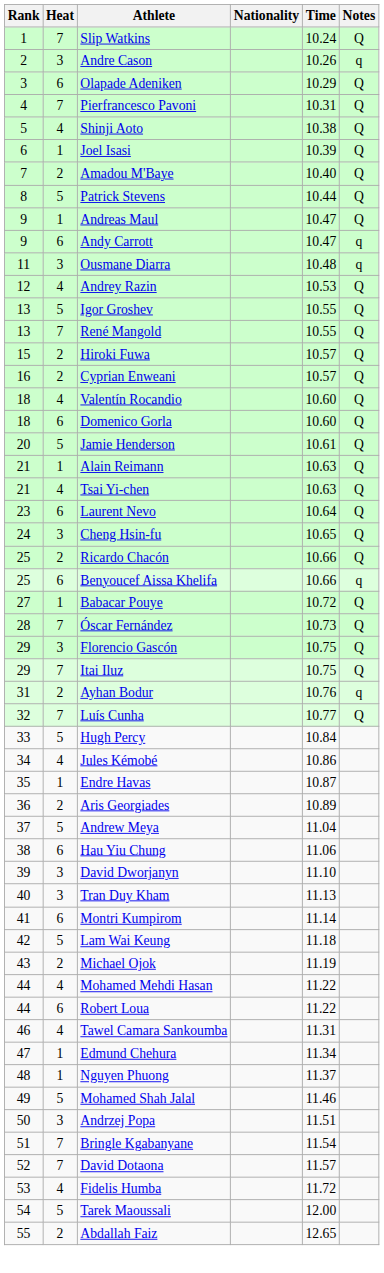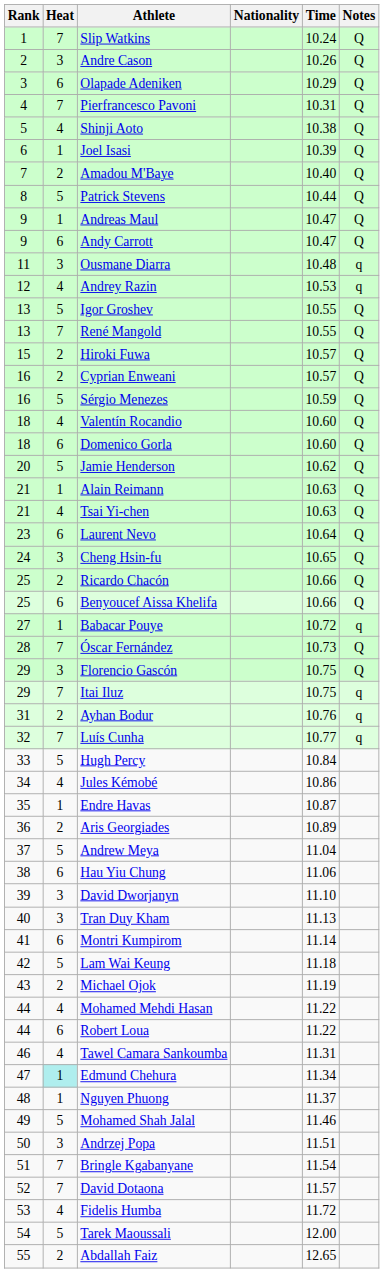(359, 61) q -> (359, 61) Q
(359, 241) q -> (359, 241) Q
(359, 286) Q -> (359, 286) q
+ row: (124, 399)
(321, 444) 10.61 -> (321, 467) 10.62
(359, 579) q -> (359, 602) Q
(359, 602) Q -> (359, 624) q
(359, 670) Q -> (359, 692) q
(359, 715) Q -> (359, 737) q
(60, 1053) no background -> (60, 1076) paleturquoise background
